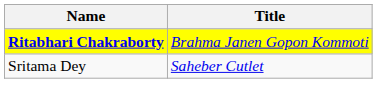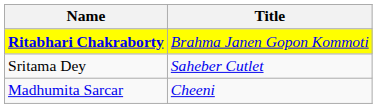+ row: (66, 90)
